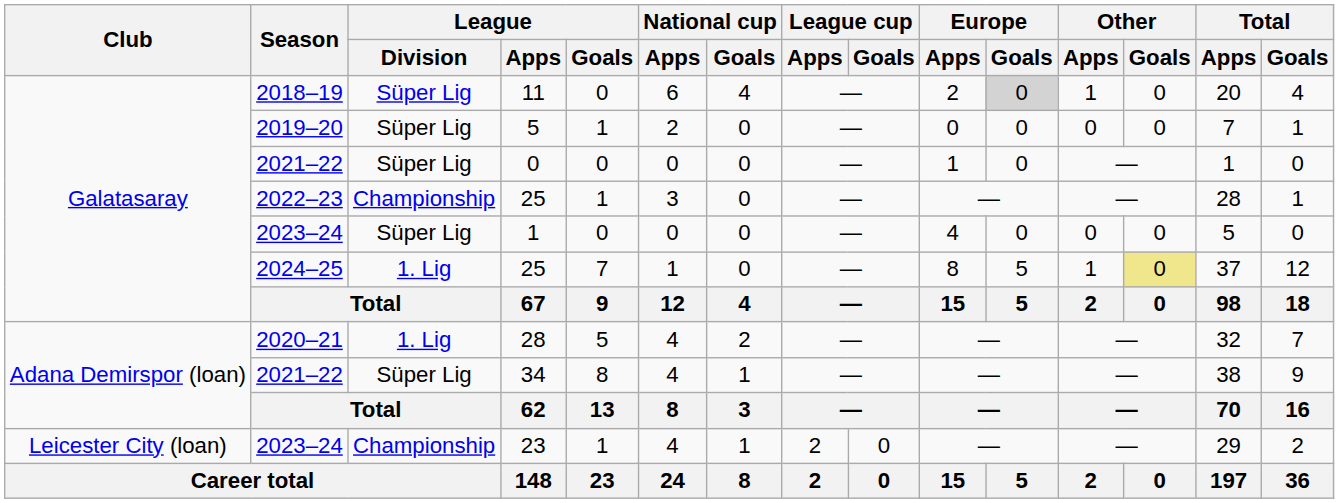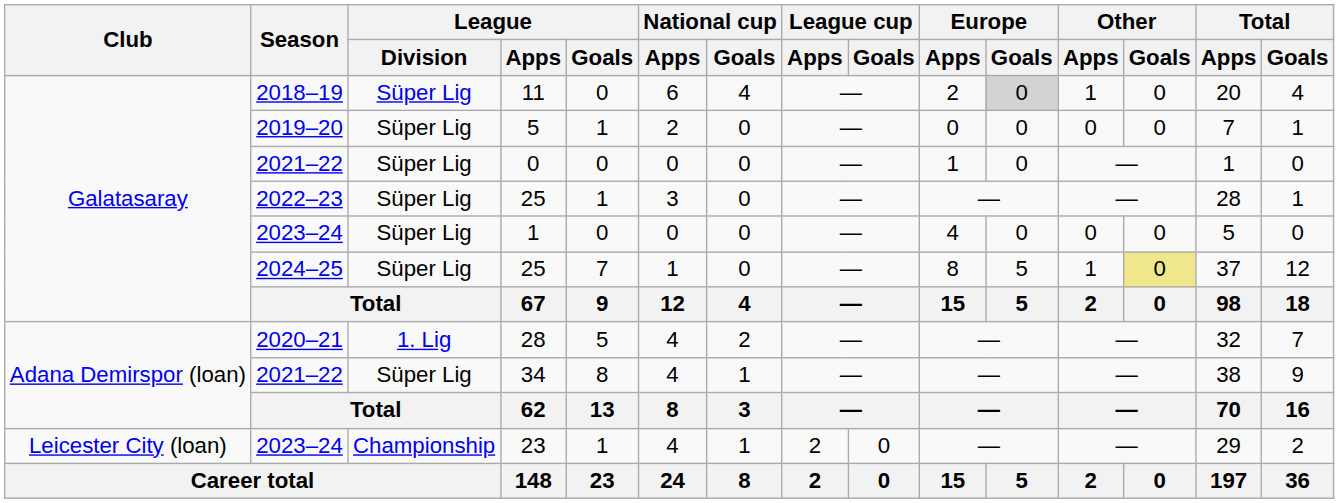(424, 198) Championship -> (424, 198) Süper Lig
(424, 269) 1. Lig -> (424, 269) Süper Lig
